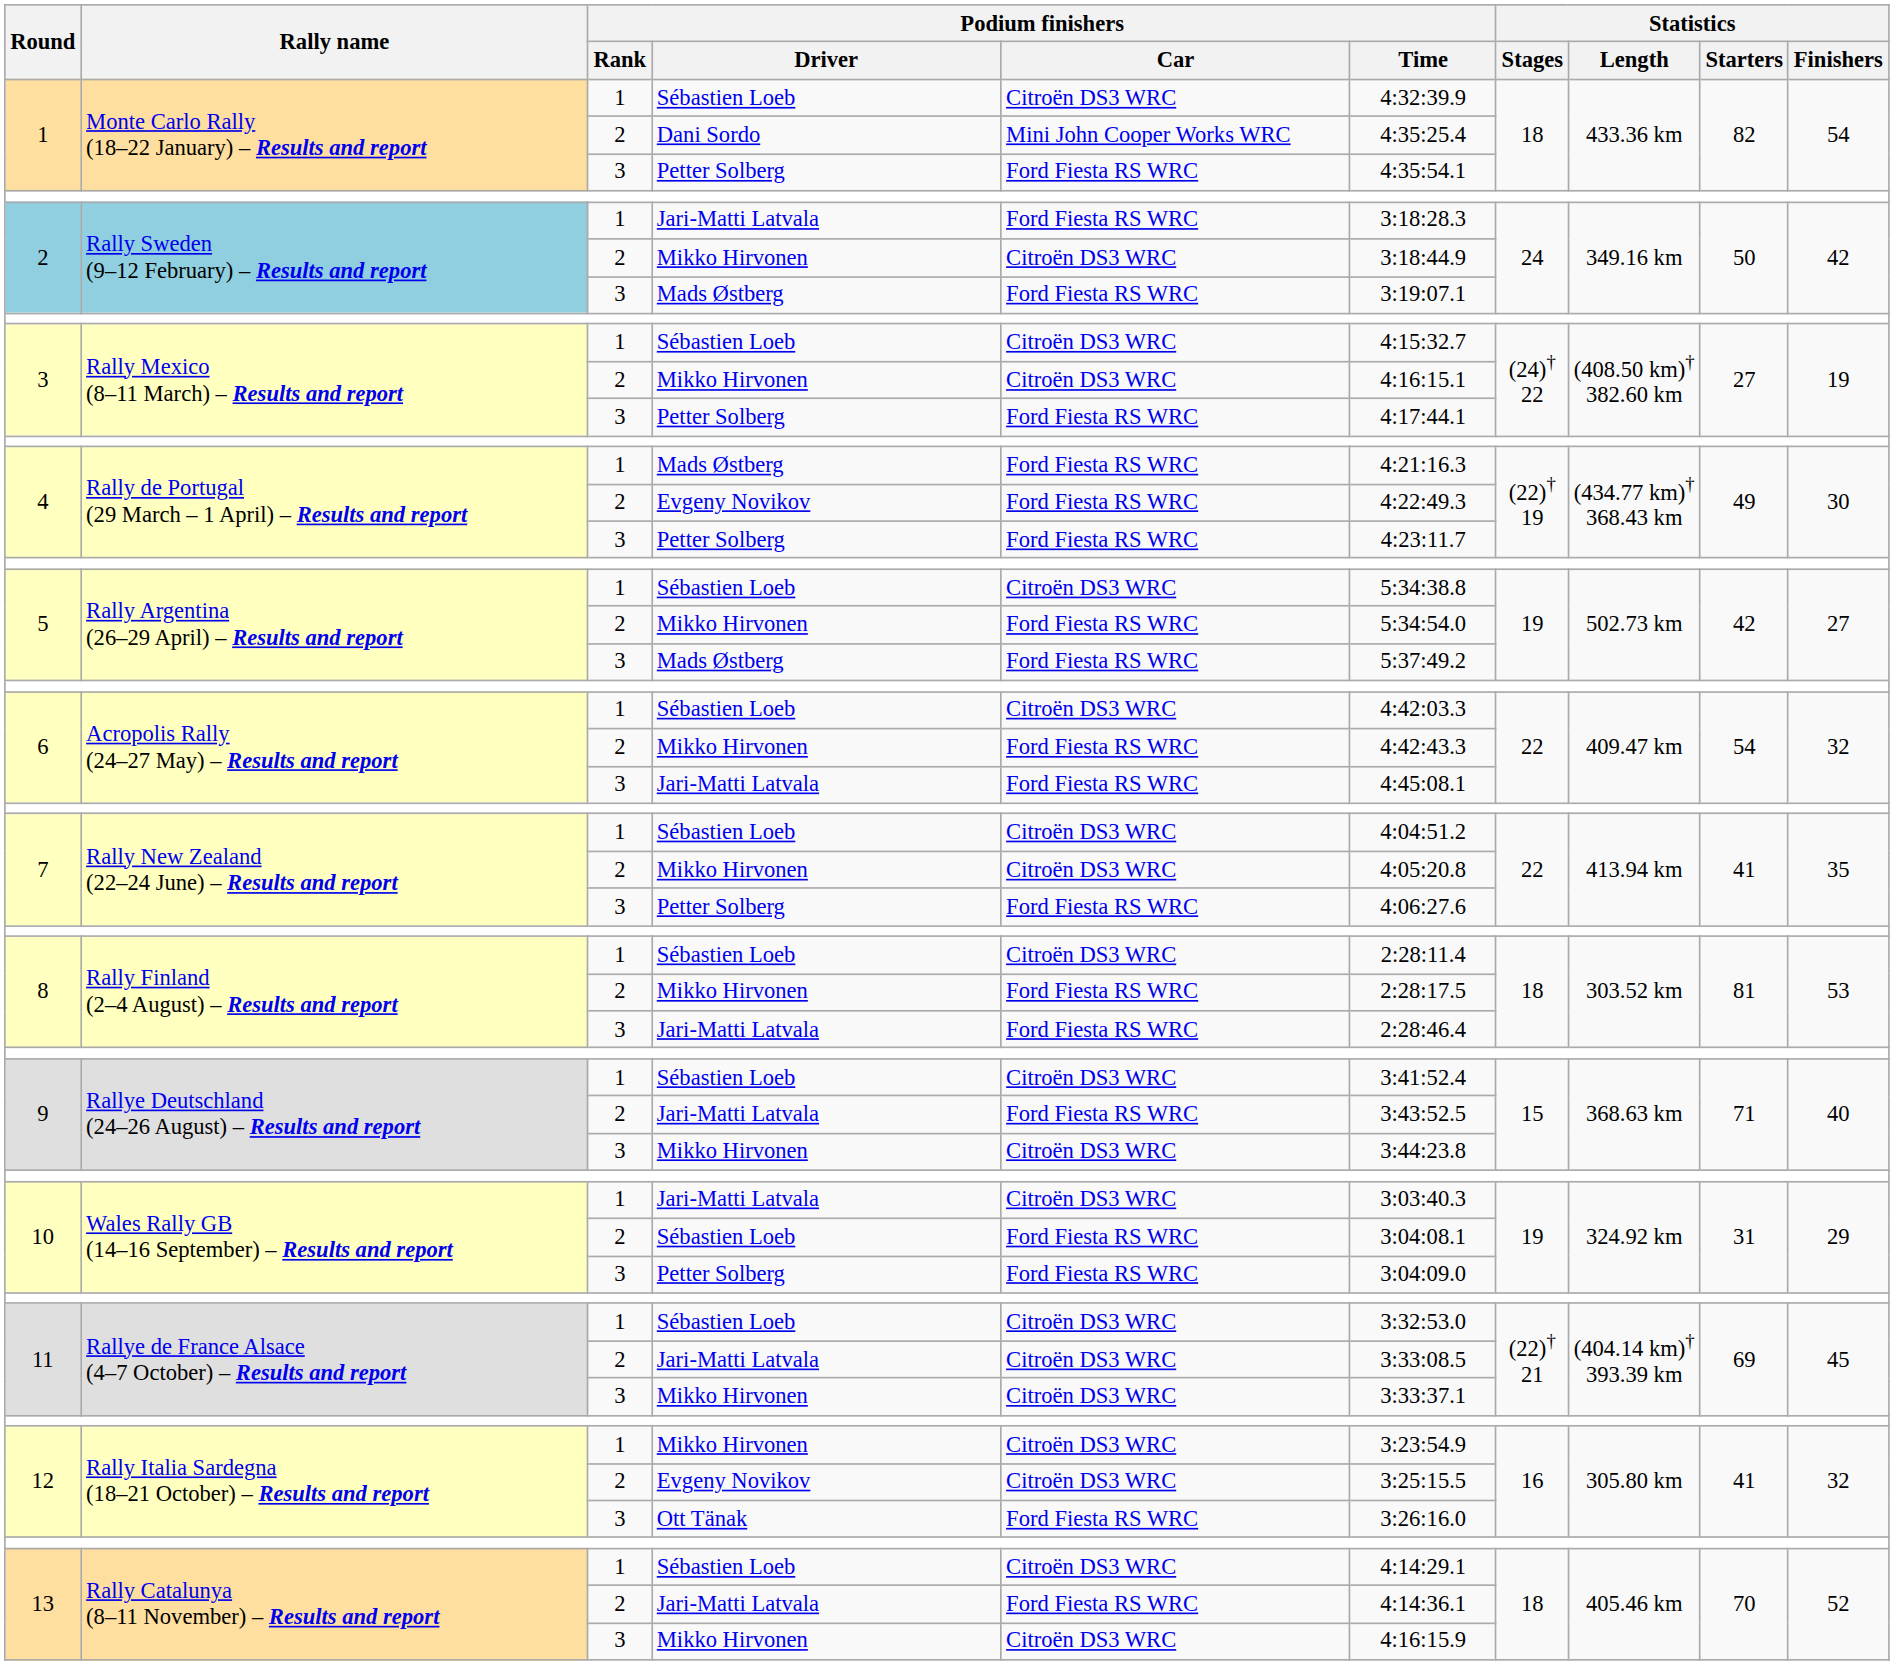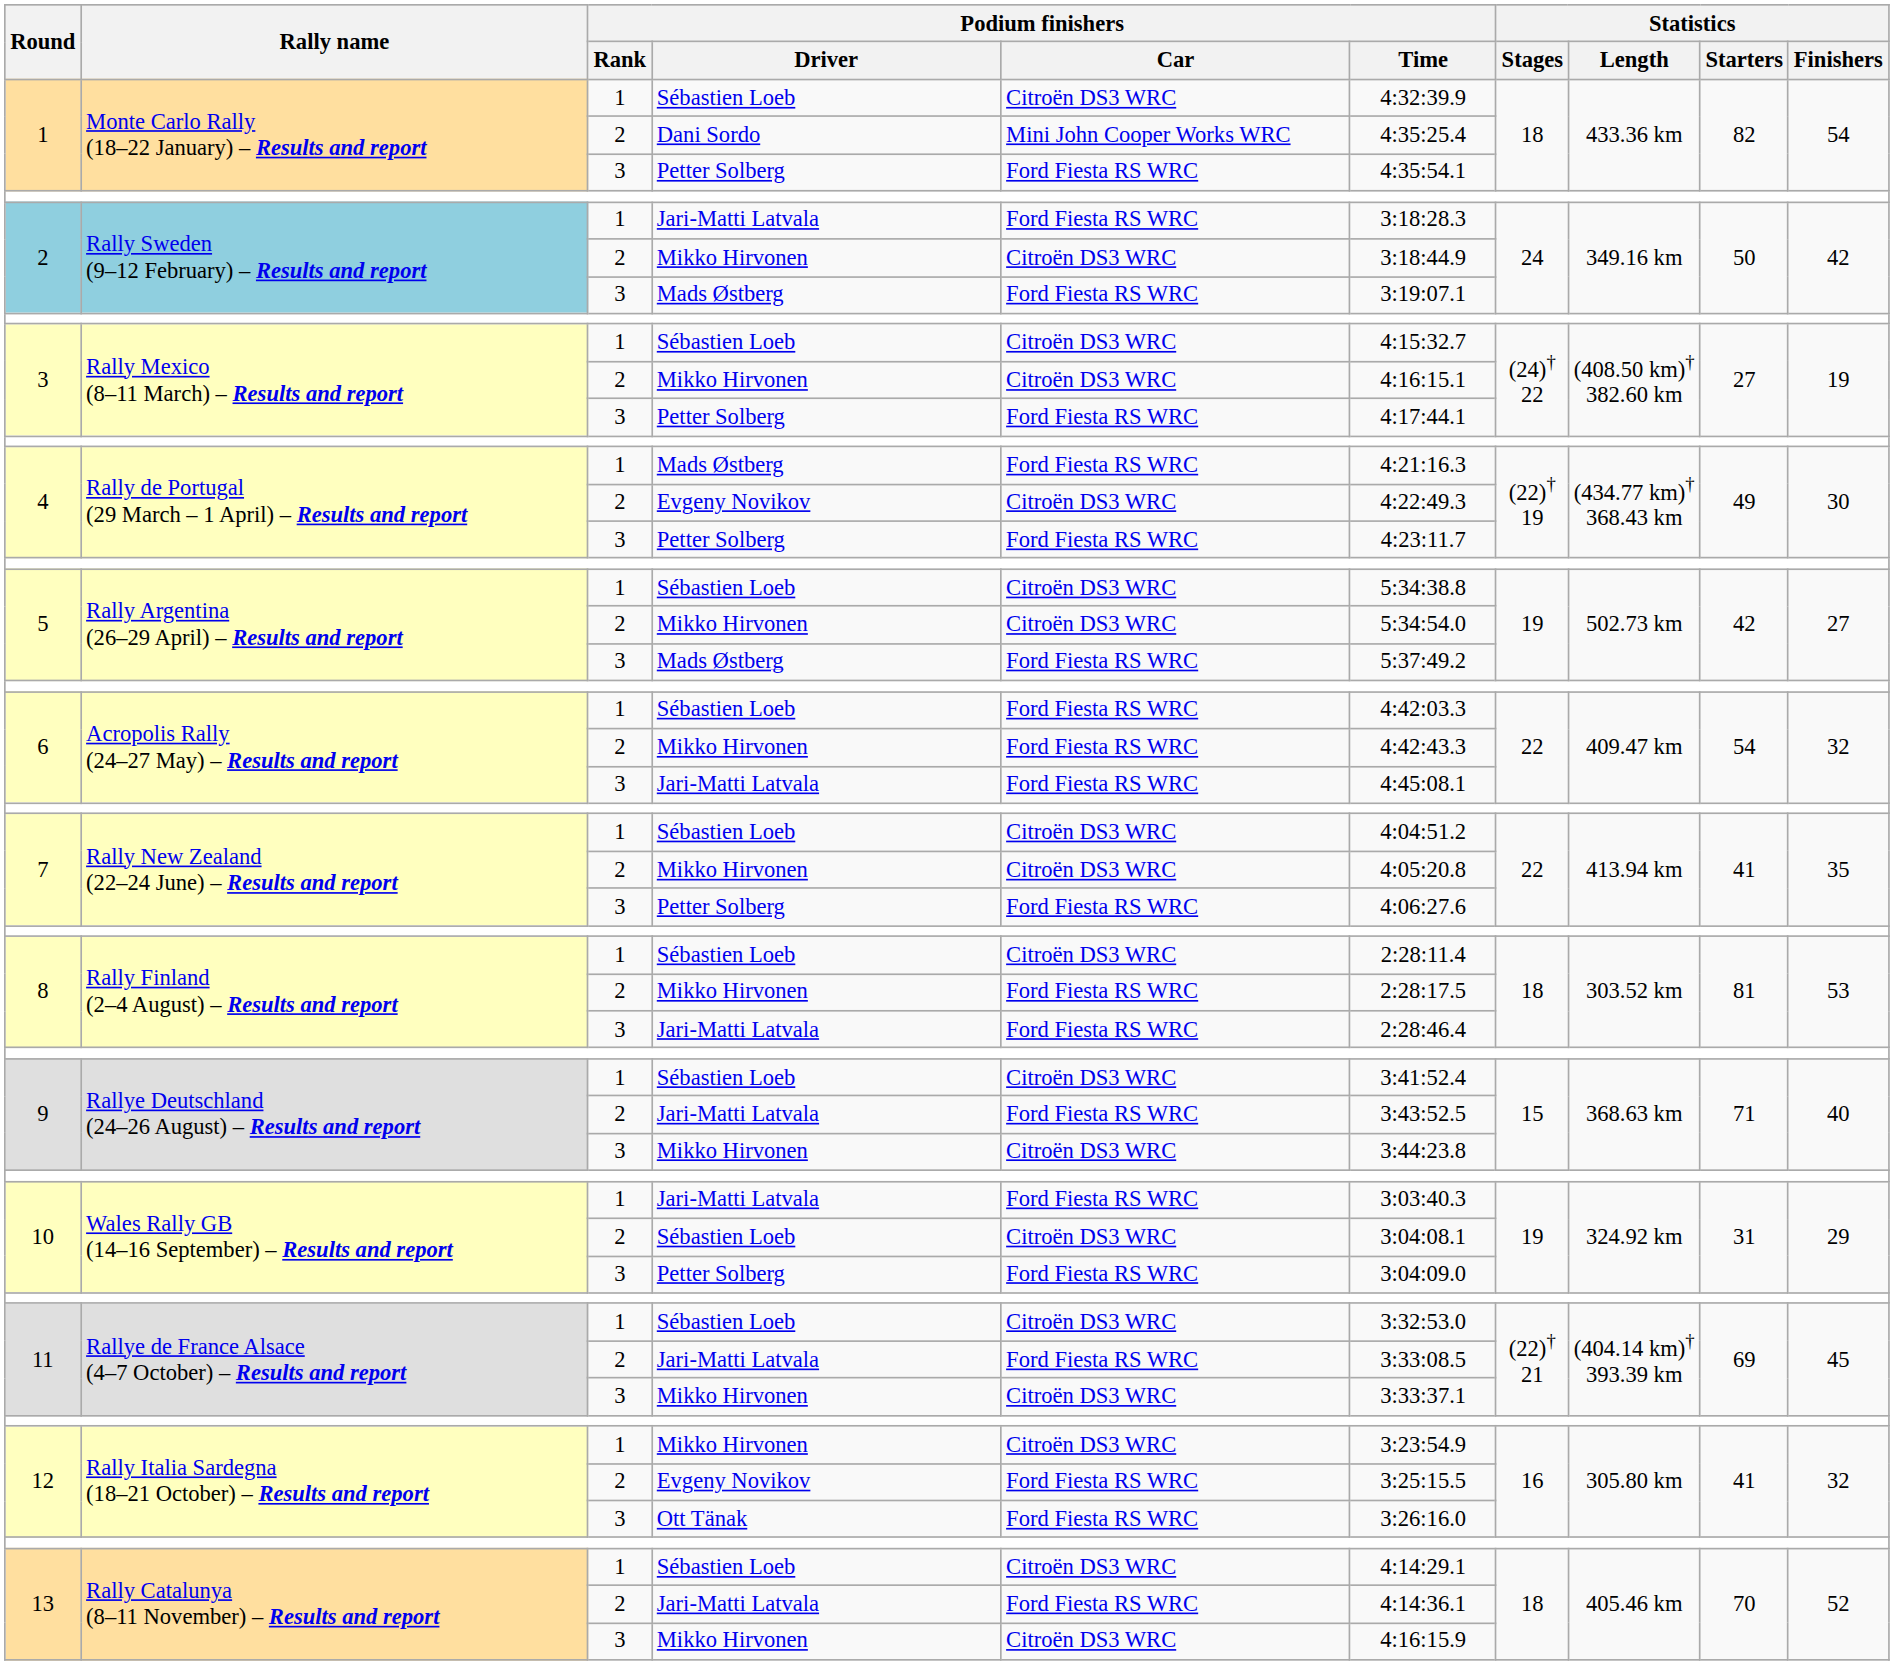(1102, 501) Ford Fiesta RS WRC -> (1091, 501) Citroën DS3 WRC
(1102, 624) Ford Fiesta RS WRC -> (1091, 624) Citroën DS3 WRC
(1091, 709) Citroën DS3 WRC -> (1102, 709) Ford Fiesta RS WRC
(1091, 1199) Citroën DS3 WRC -> (1102, 1199) Ford Fiesta RS WRC
(1102, 1236) Ford Fiesta RS WRC -> (1091, 1236) Citroën DS3 WRC
(1091, 1358) Citroën DS3 WRC -> (1102, 1358) Ford Fiesta RS WRC
(1091, 1481) Citroën DS3 WRC -> (1102, 1481) Ford Fiesta RS WRC
